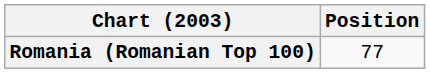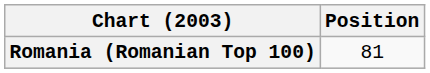(372, 53) 77 -> (372, 53) 81
